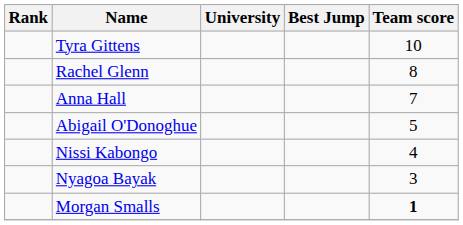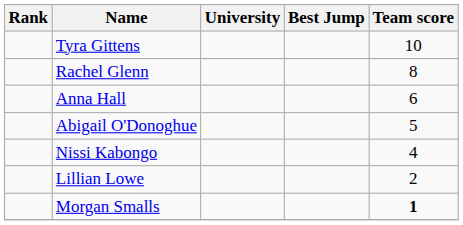(413, 98) 7 -> (413, 98) 6
- row: (106, 179)
+ row: (100, 179)
